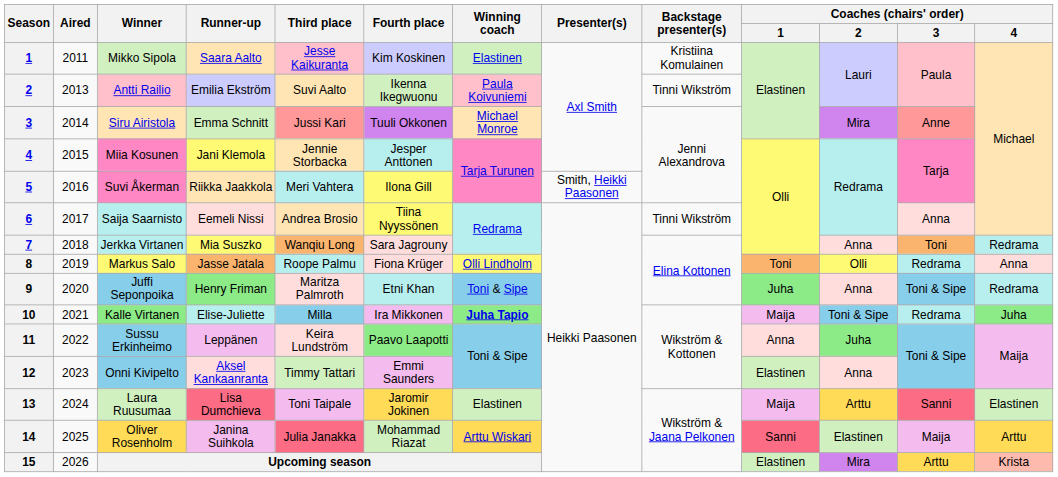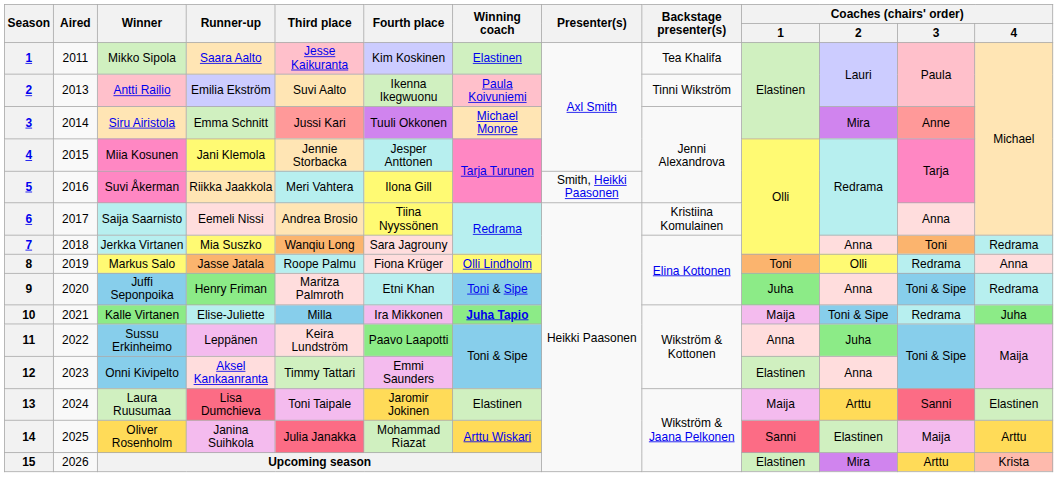(692, 59) Kristiina Komulainen -> (692, 59) Tea Khalifa
(692, 219) Tinni Wikström -> (692, 219) Kristiina Komulainen
